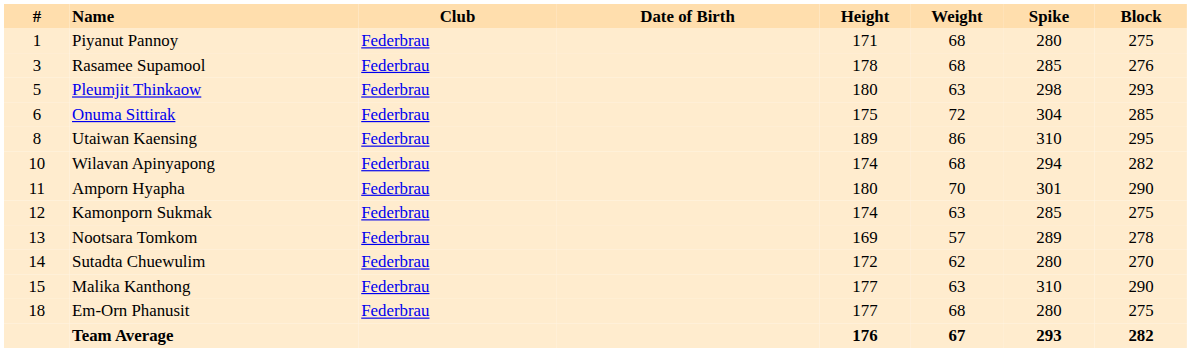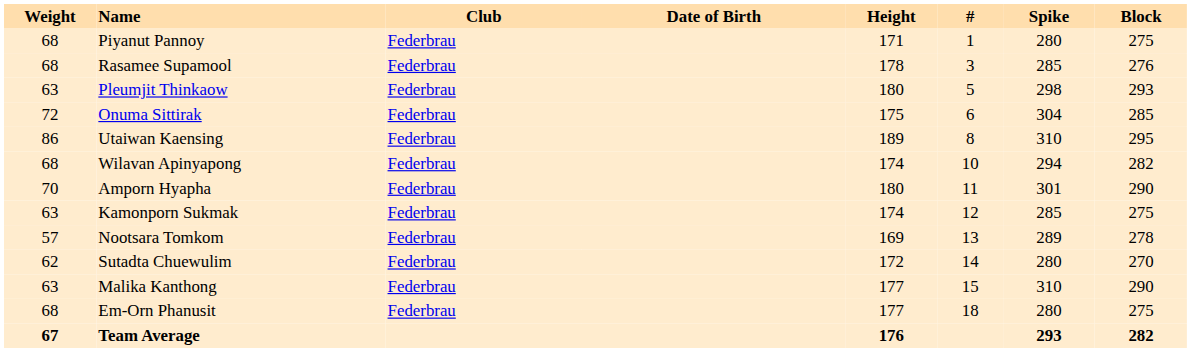columns swapped: (37, 16) <-> (957, 16)
